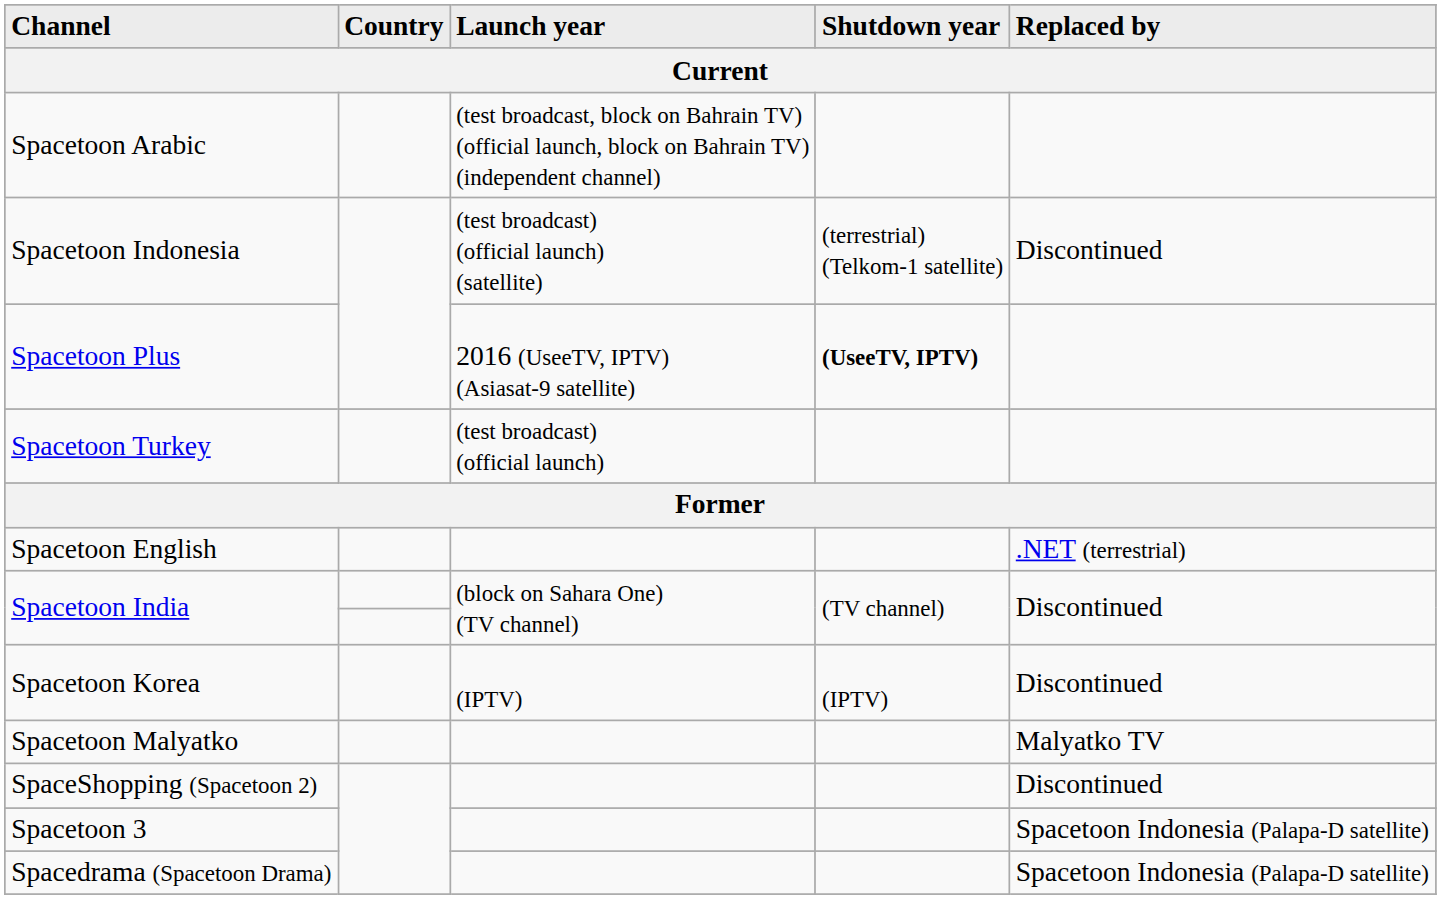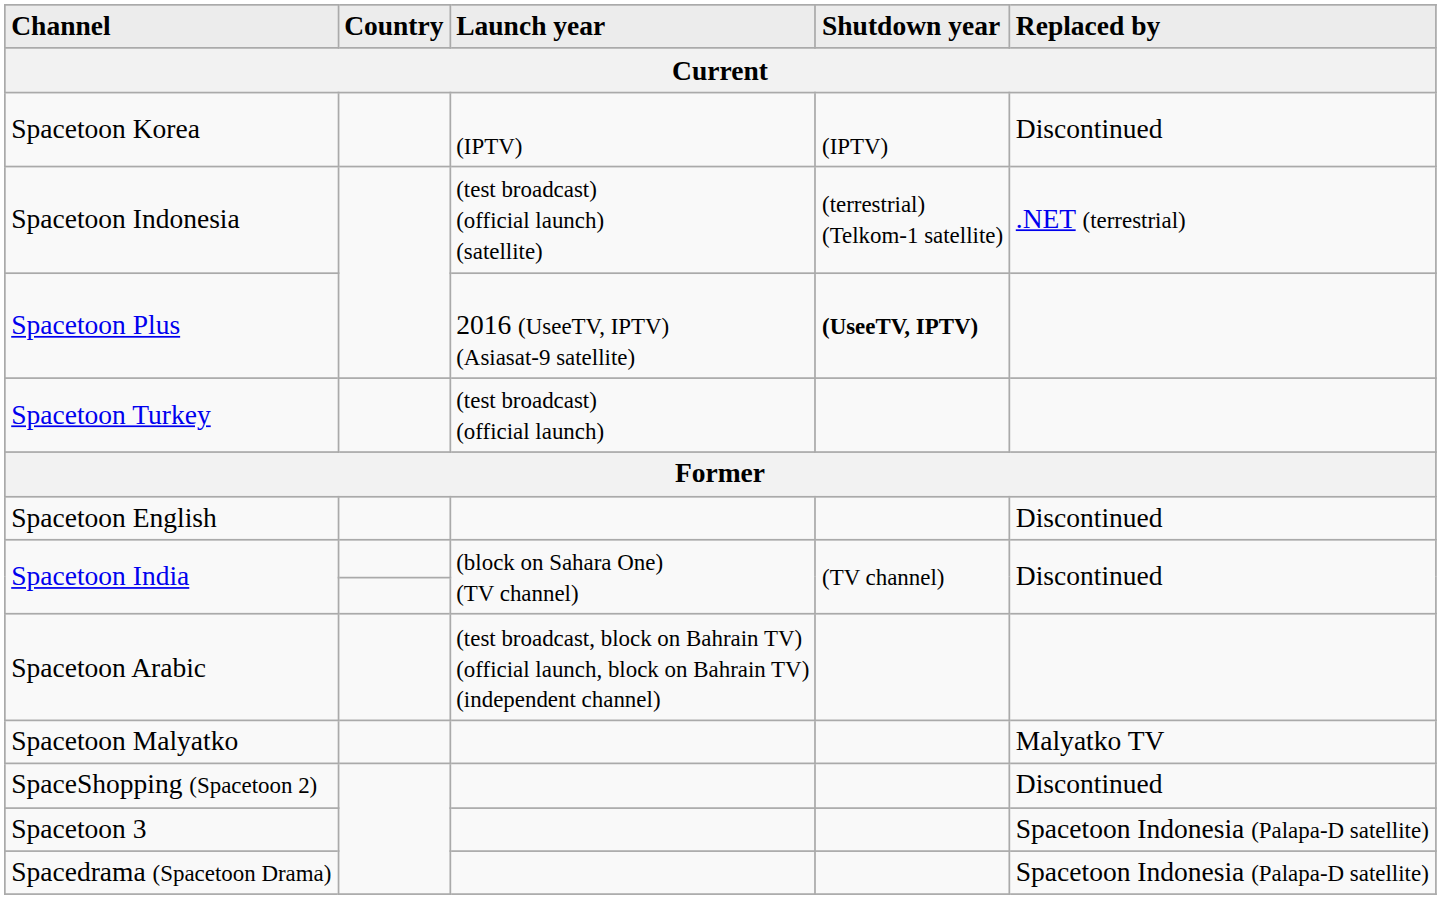rows swapped: (109, 144) <-> (106, 682)
(1089, 250) Discontinued -> (1101, 219) .NET (terrestrial)
(1101, 548) .NET (terrestrial) -> (1089, 517) Discontinued
